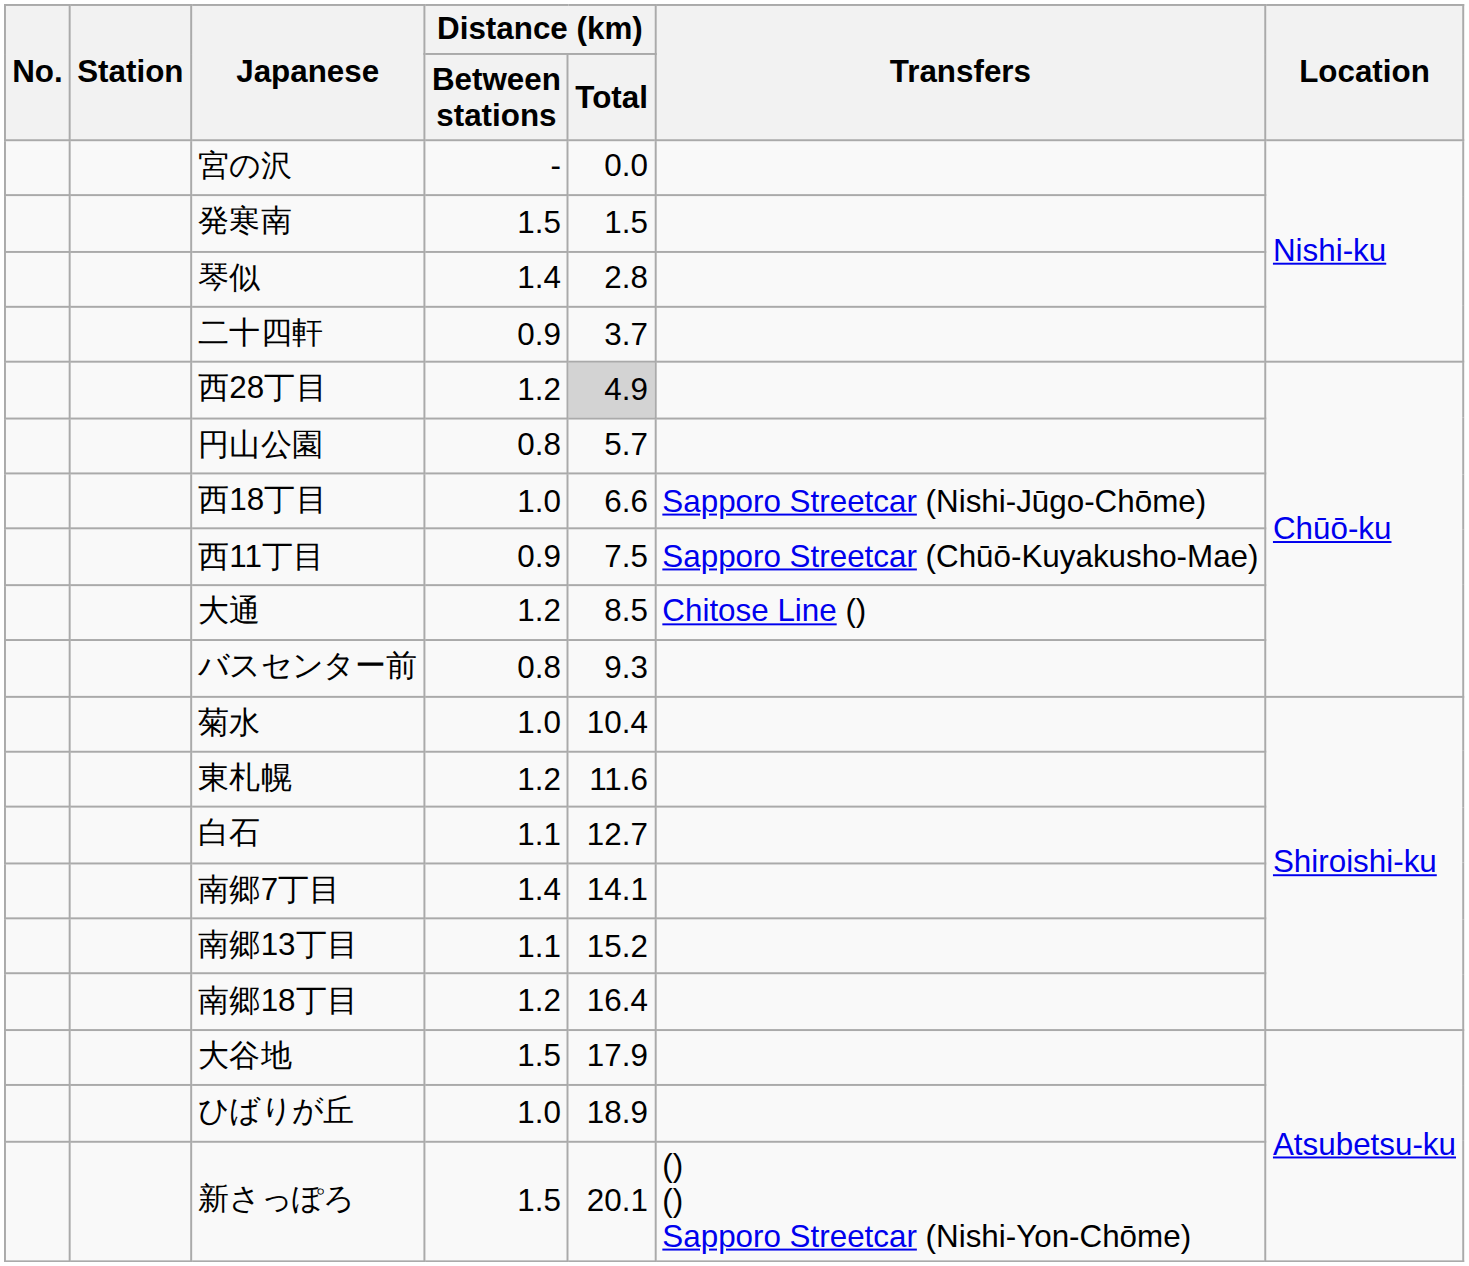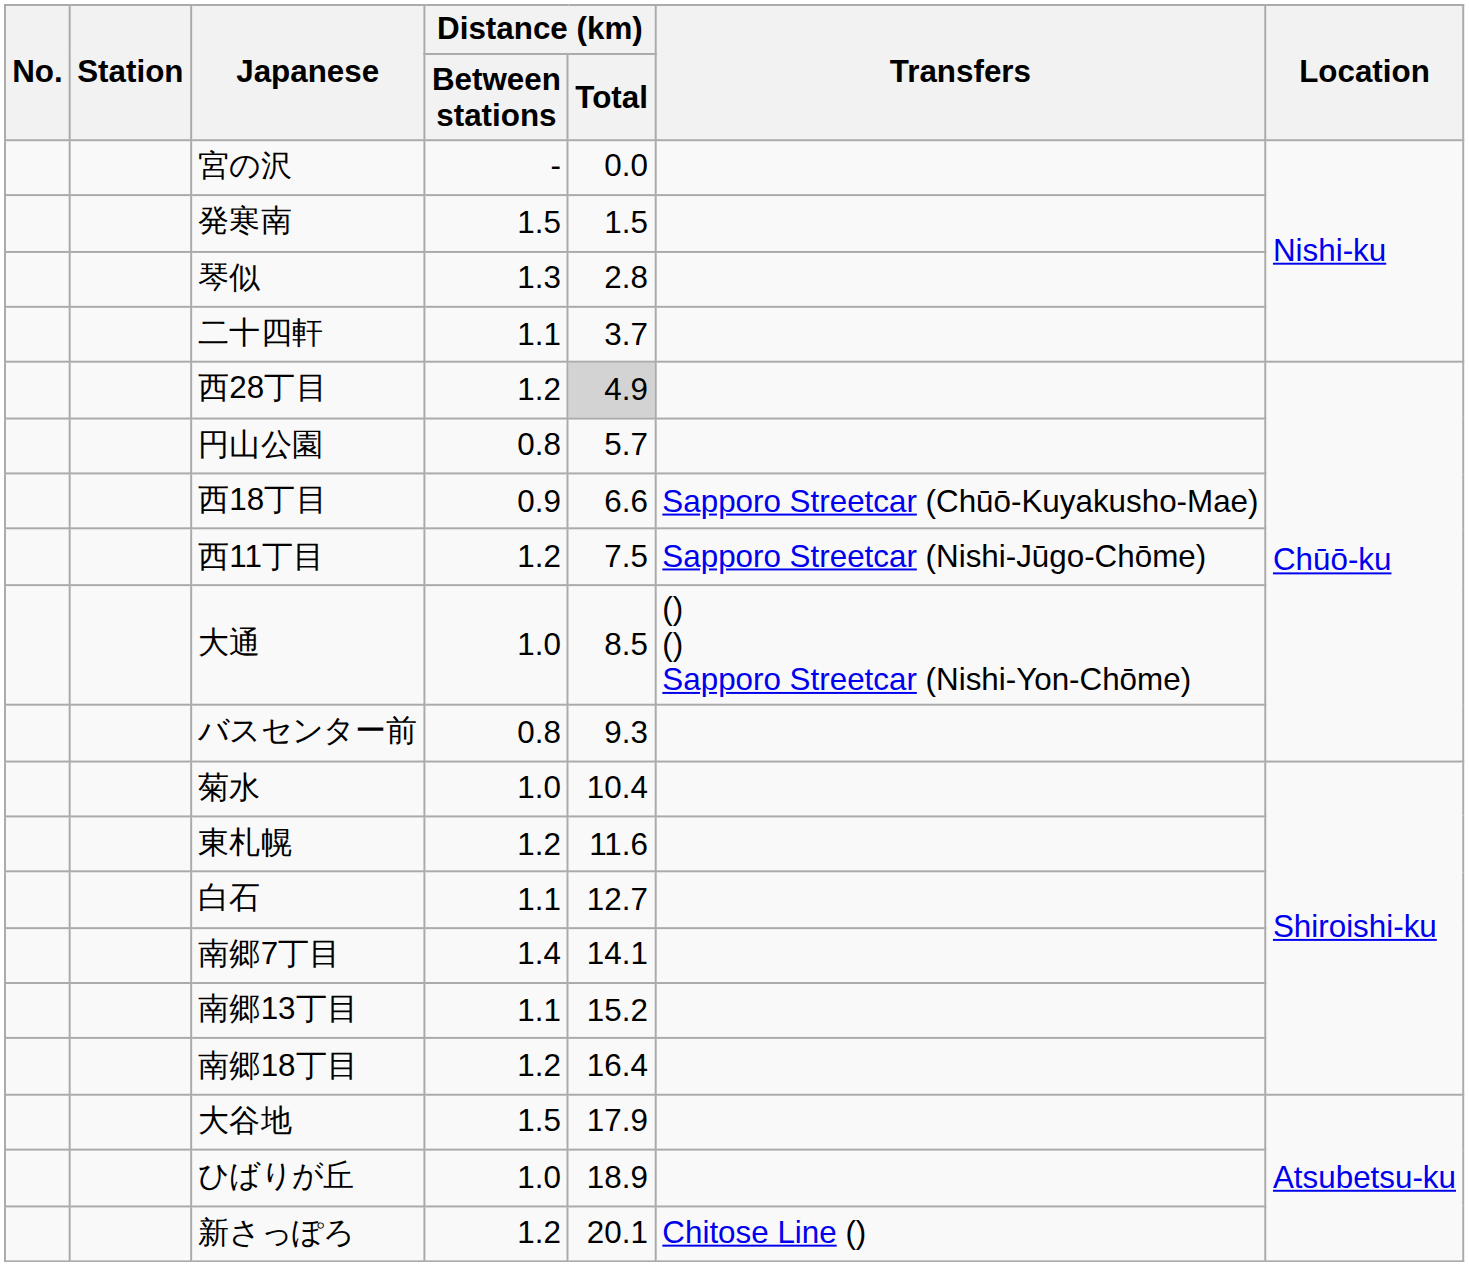(539, 278) 1.4 -> (539, 278) 1.3
(539, 333) 0.9 -> (539, 333) 1.1
(539, 500) 1.0 -> (539, 500) 0.9
(934, 500) Sapporo Streetcar (Nishi-Jūgo-Chōme) -> (960, 500) Sapporo Streetcar (Chūō-Kuyakusho-Mae)
(539, 556) 0.9 -> (539, 556) 1.2
(960, 556) Sapporo Streetcar (Chūō-Kuyakusho-Mae) -> (934, 556) Sapporo Streetcar (Nishi-Jūgo-Chōme)
(539, 611) 1.2 -> (539, 644) 1.0
(764, 611) Chitose Line () -> (927, 644) () () Sapporo Streetcar (Nishi-Yon-Chōme)
(539, 1200) 1.5 -> (539, 1232) 1.2
(927, 1200) () () Sapporo Streetcar (Nishi-Yon-Chōme) -> (764, 1232) Chitose Line ()
